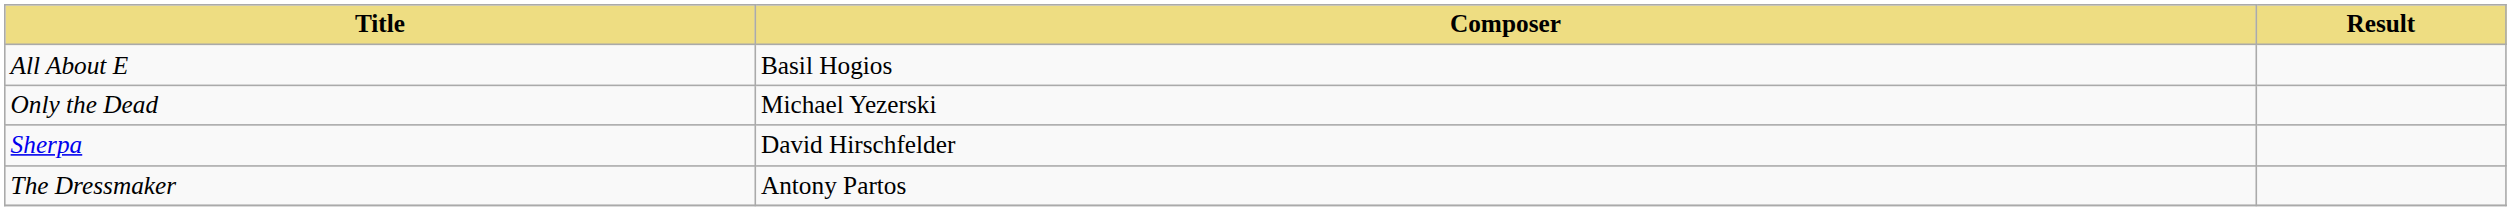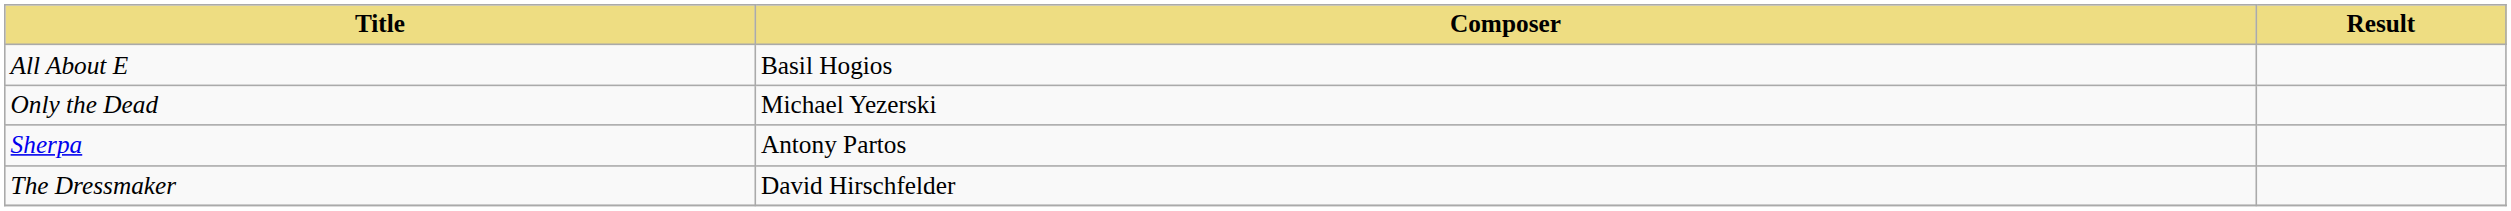(858, 144) David Hirschfelder -> (834, 144) Antony Partos
(834, 184) Antony Partos -> (858, 184) David Hirschfelder
